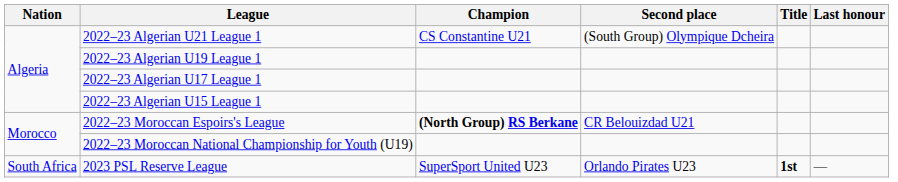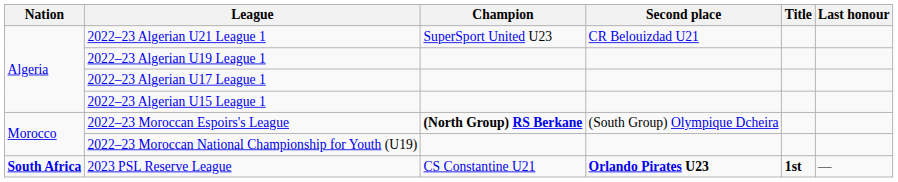(475, 36) CS Constantine U21 -> (488, 36) SuperSport United U23
(679, 36) (South Group) Olympique Dcheira -> (644, 36) CR Belouizdad U21
(639, 123) CR Belouizdad U21 -> (684, 123) (South Group) Olympique Dcheira
(42, 166) normal -> (44, 166) bold
(483, 166) SuperSport United U23 -> (479, 166) CS Constantine U21
(640, 166) normal -> (649, 166) bold
